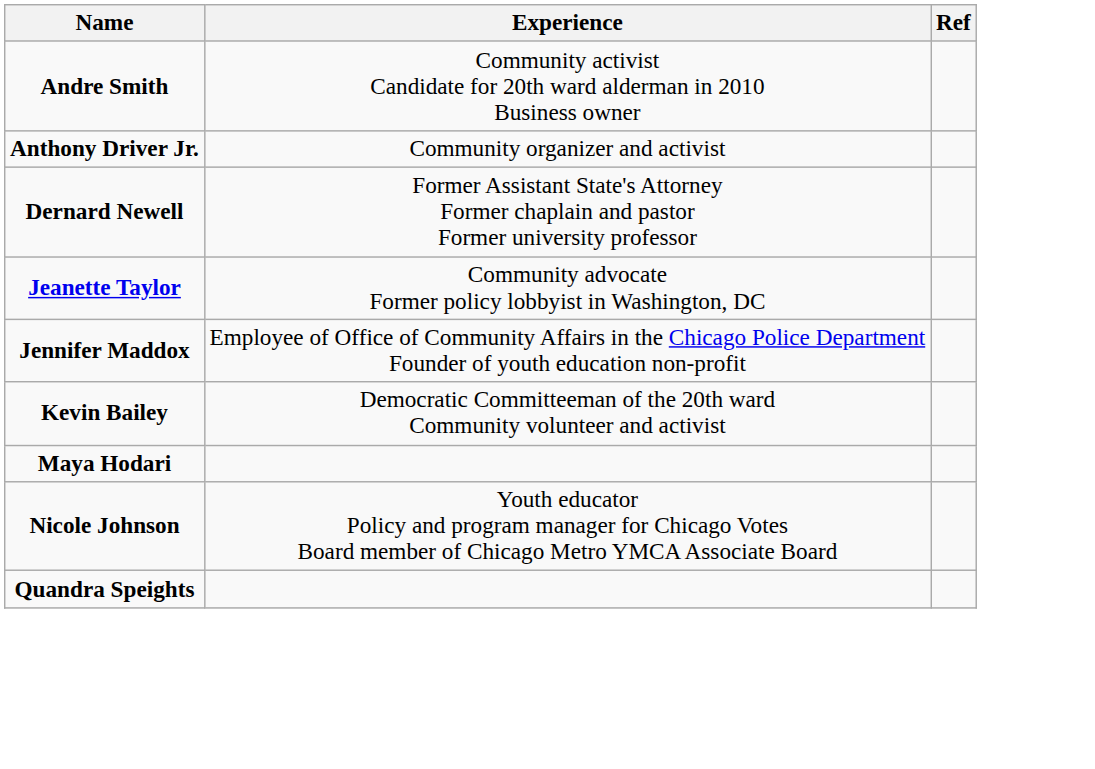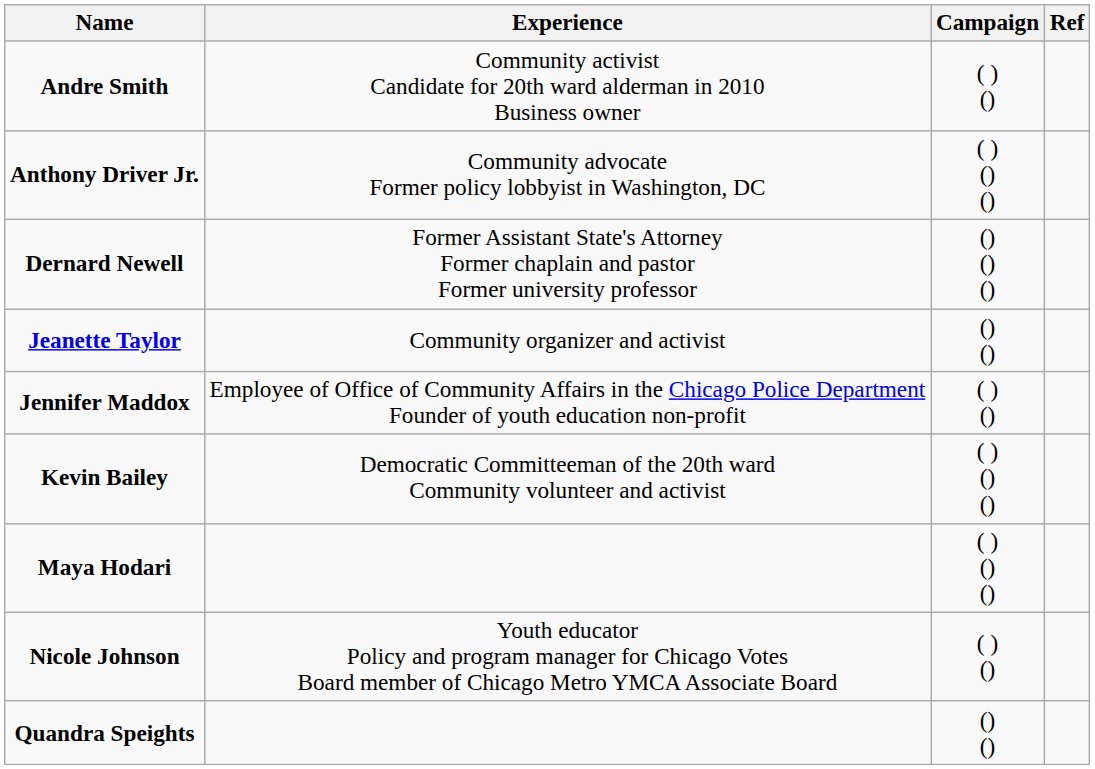+ column: (987, 22)
(567, 148) Community organizer and activist -> (567, 174) Community advocate Former policy lobbyist in Washington, DC
(567, 287) Community advocate Former policy lobbyist in Washington, DC -> (567, 339) Community organizer and activist
